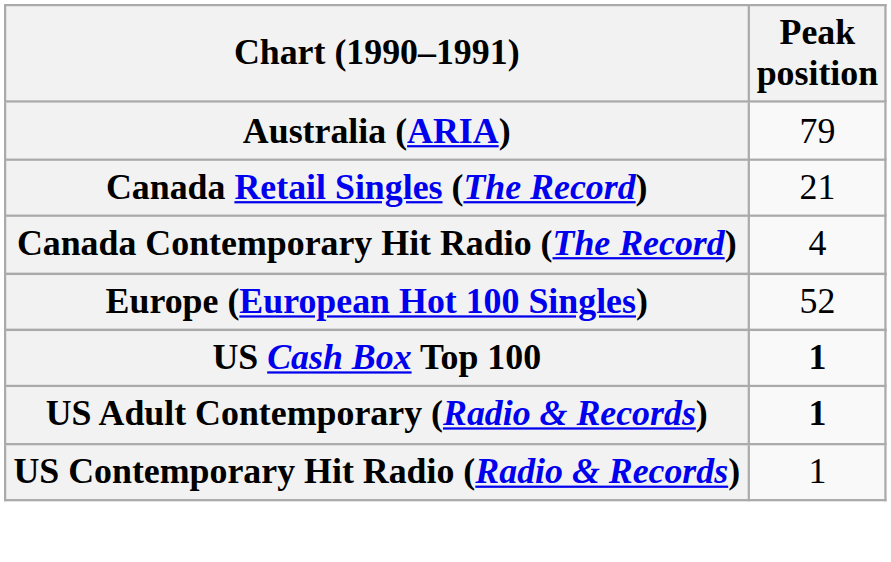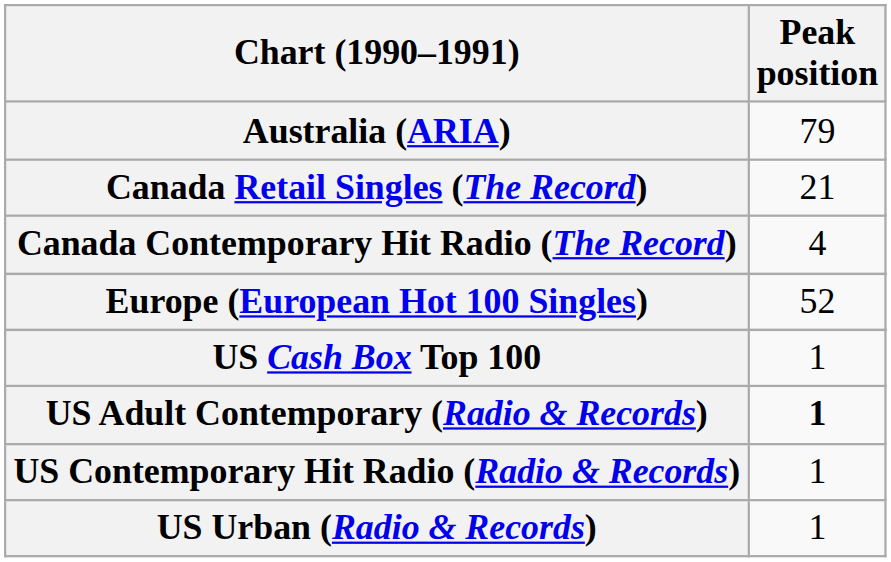(817, 357) bold -> (817, 357) normal
+ row: (377, 527)
